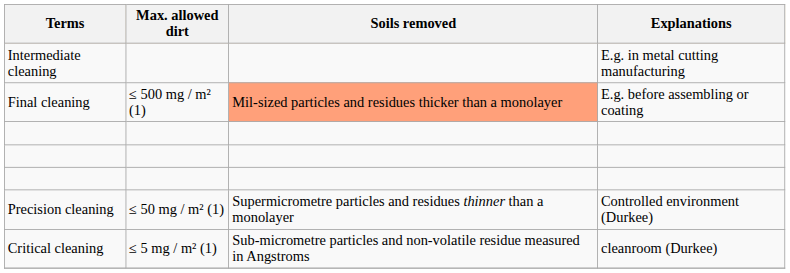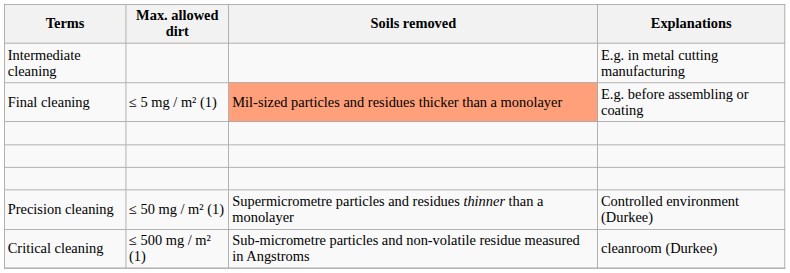(170, 102) ≤ 500 mg / m² (1) -> (173, 102) ≤ 5 mg / m² (1)
(173, 248) ≤ 5 mg / m² (1) -> (170, 248) ≤ 500 mg / m² (1)
